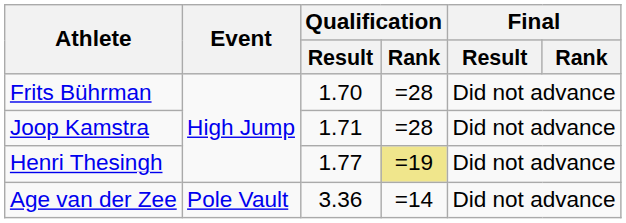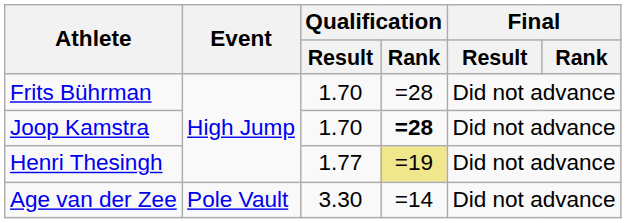(340, 127) 1.71 -> (340, 127) 1.70
(414, 127) normal -> (414, 127) bold
(340, 199) 3.36 -> (340, 199) 3.30
